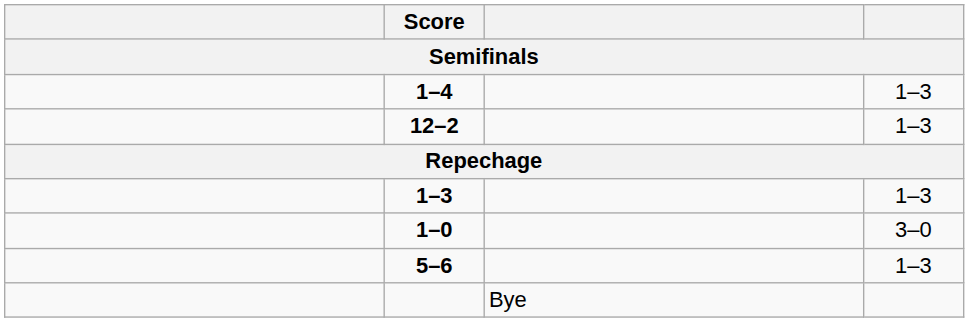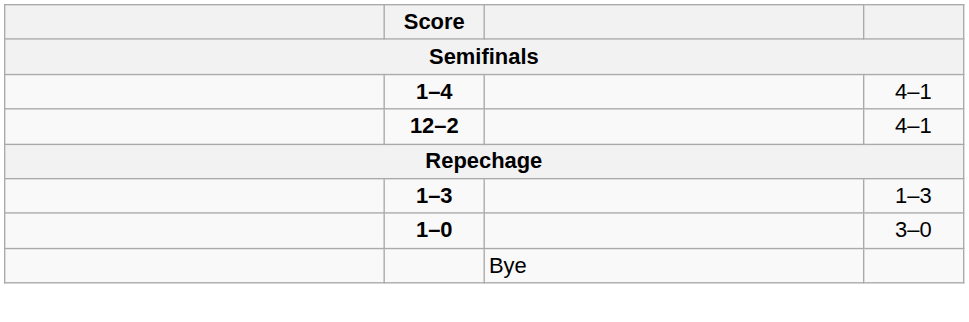(913, 91) 1–3 -> (913, 91) 4–1
(913, 126) 1–3 -> (913, 126) 4–1
- row: (434, 265)
